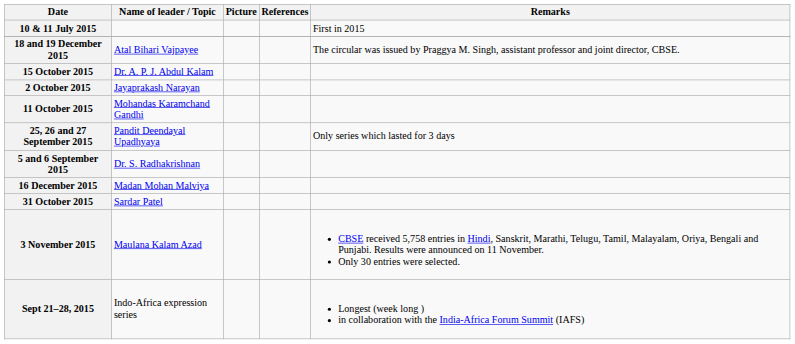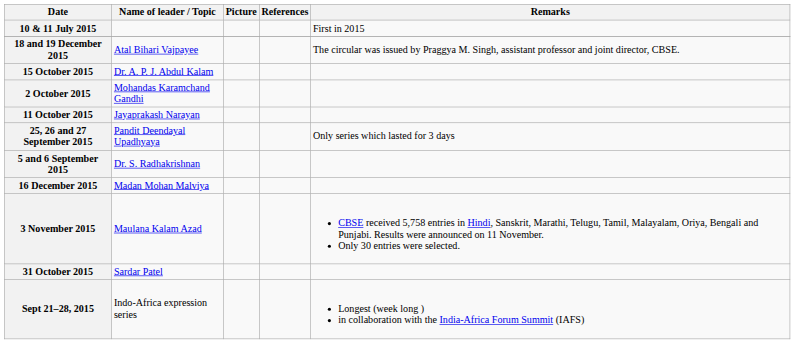(157, 87) Jayaprakash Narayan -> (162, 93) Mohandas Karamchand Gandhi
(162, 109) Mohandas Karamchand Gandhi -> (157, 115) Jayaprakash Narayan
rows swapped: (58, 244) <-> (58, 201)
